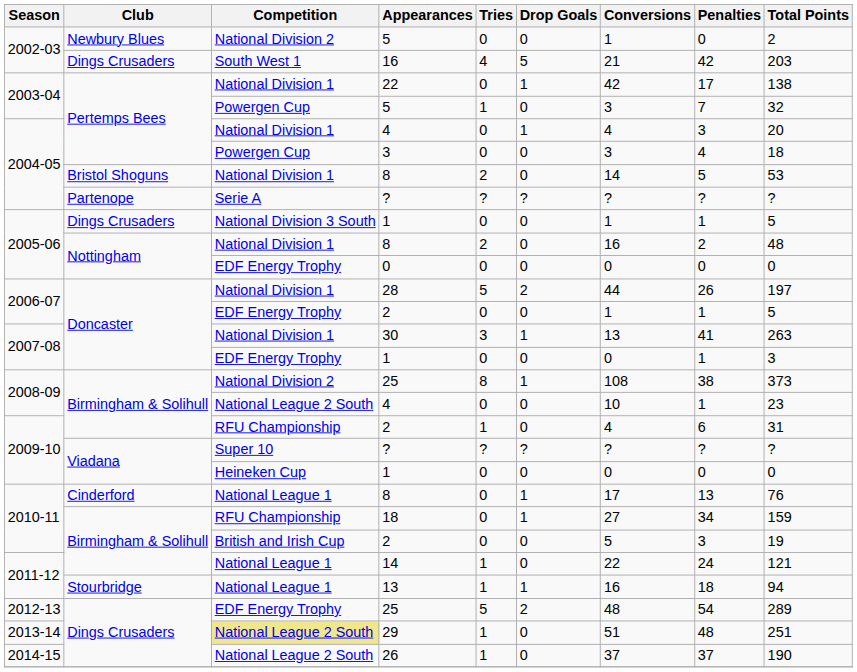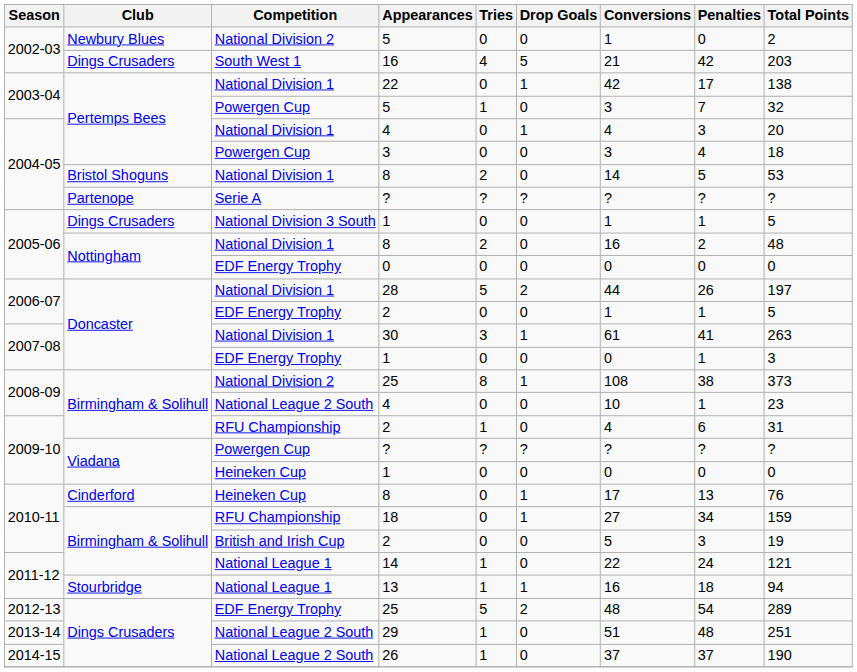(612, 335) 13 -> (612, 335) 61
(244, 449) Super 10 -> (262, 449) Powergen Cup
(273, 495) National League 1 -> (260, 495) Heineken Cup
(294, 632) khaki background -> (294, 632) no background
